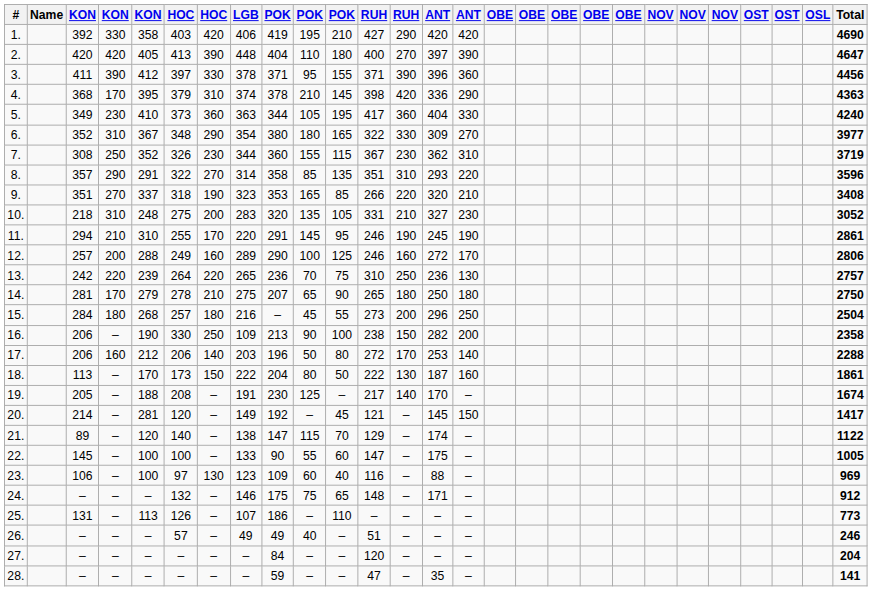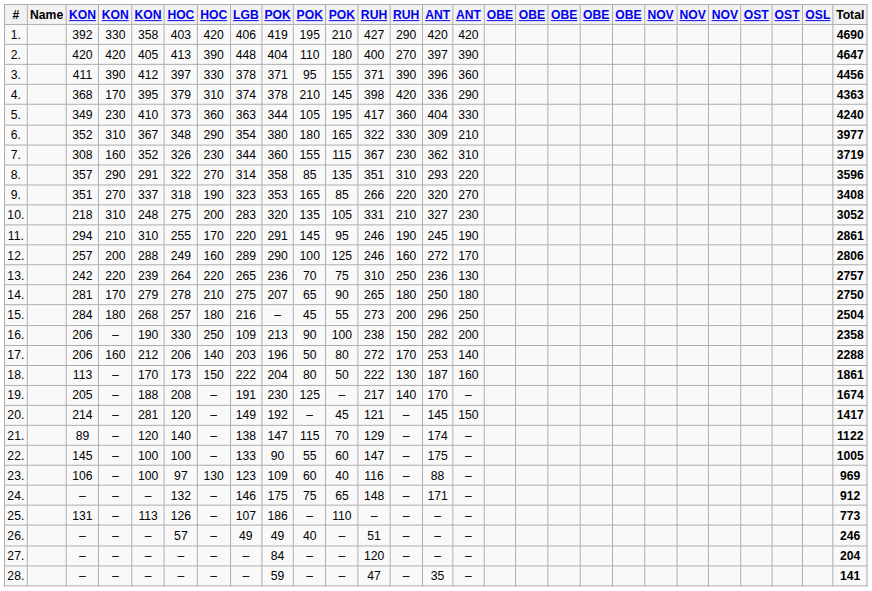(468, 135) 270 -> (468, 135) 210
(115, 155) 250 -> (115, 155) 160
(468, 195) 210 -> (468, 195) 270
